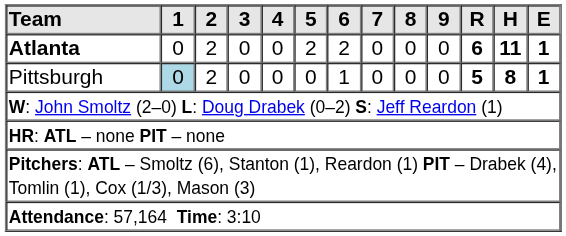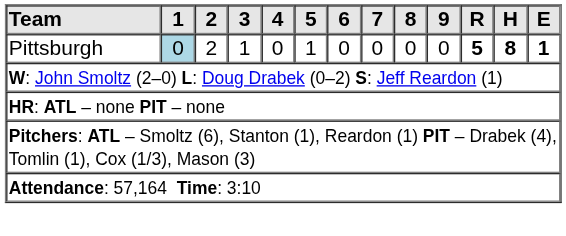- row: (44, 48)
(244, 77) 0 -> (244, 48) 1
(311, 77) 0 -> (311, 48) 1
(344, 77) 1 -> (344, 48) 0
